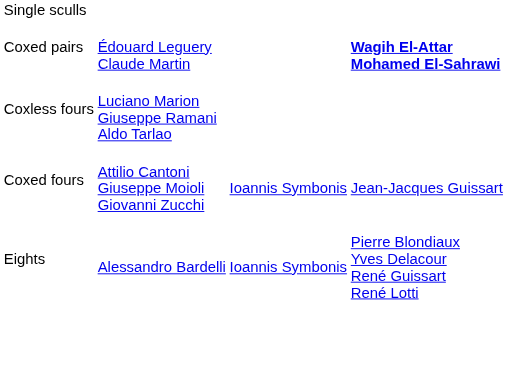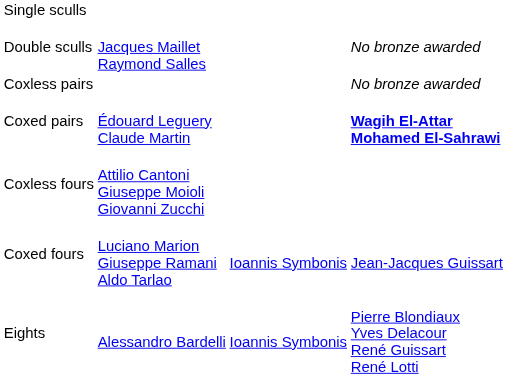+ row: (48, 47)
+ row: (48, 84)
(157, 118) Luciano Marion Giuseppe Ramani Aldo Tarlao -> (151, 192) Attilio Cantoni Giuseppe Moioli Giovanni Zucchi
(151, 188) Attilio Cantoni Giuseppe Moioli Giovanni Zucchi -> (157, 263) Luciano Marion Giuseppe Ramani Aldo Tarlao
